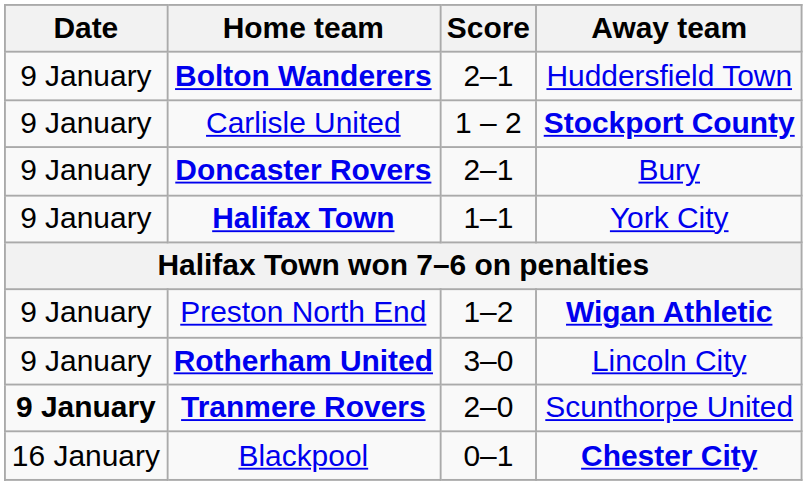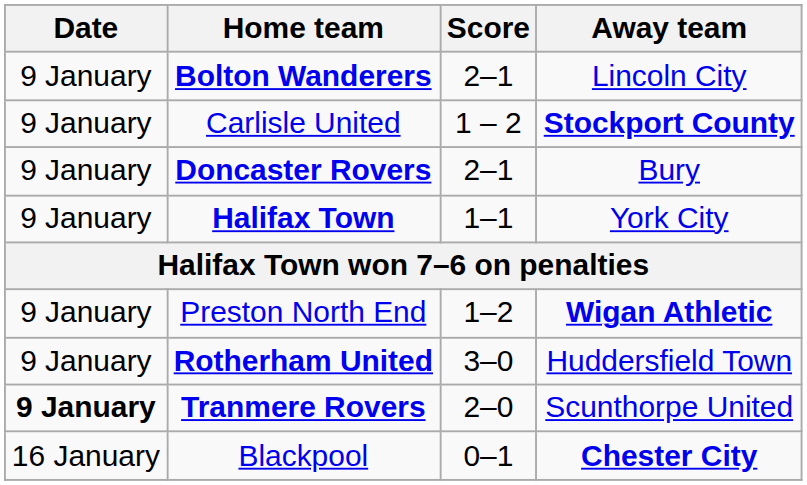(669, 75) Huddersfield Town -> (669, 75) Lincoln City
(669, 360) Lincoln City -> (669, 360) Huddersfield Town
